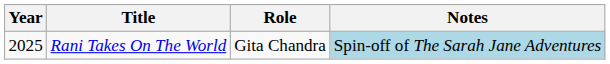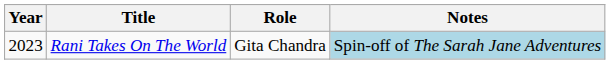(26, 45) 2025 -> (26, 45) 2023
